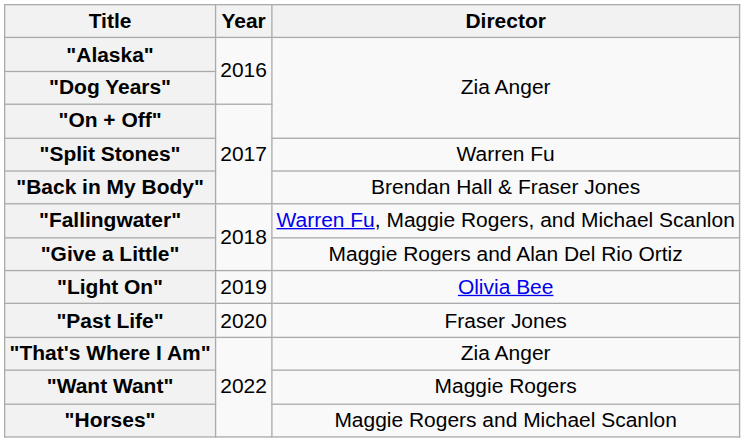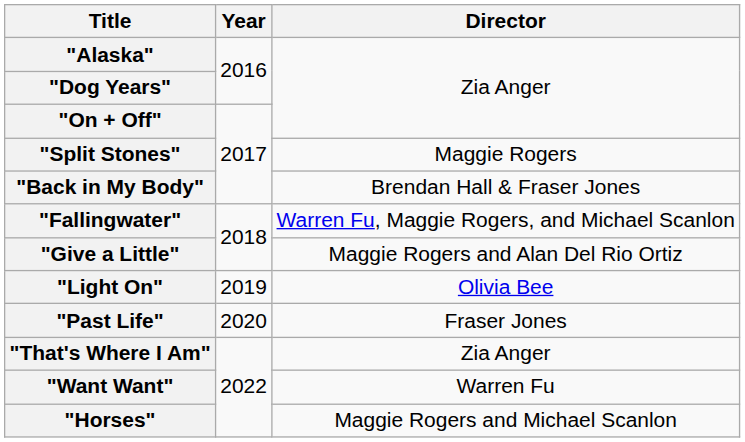(506, 154) Warren Fu -> (506, 154) Maggie Rogers
(506, 386) Maggie Rogers -> (506, 386) Warren Fu
